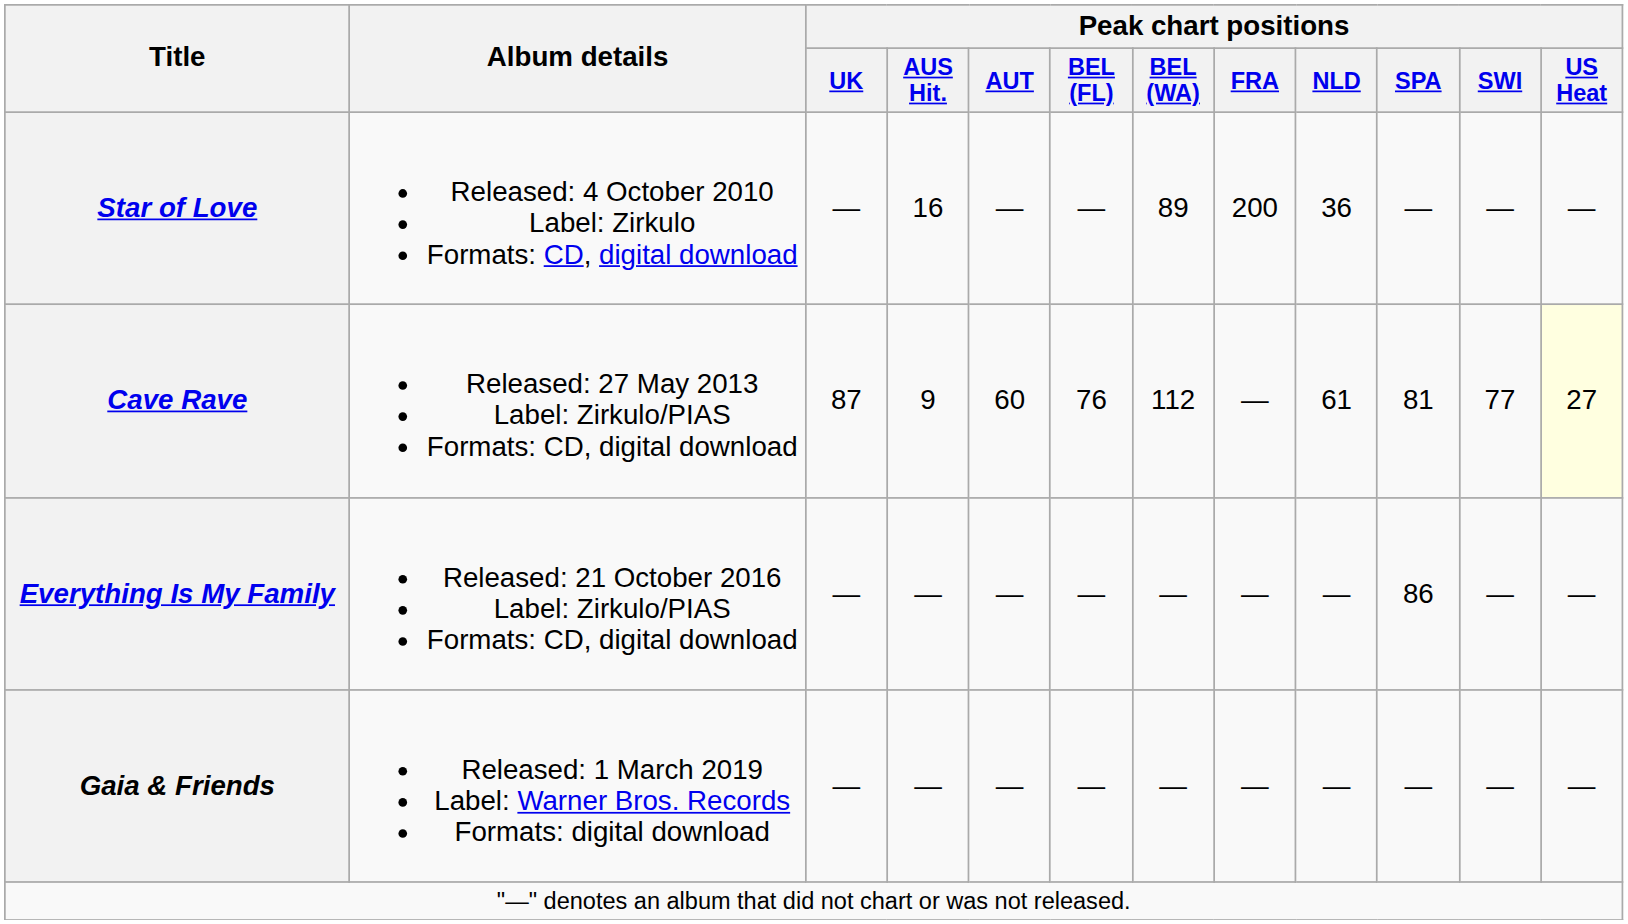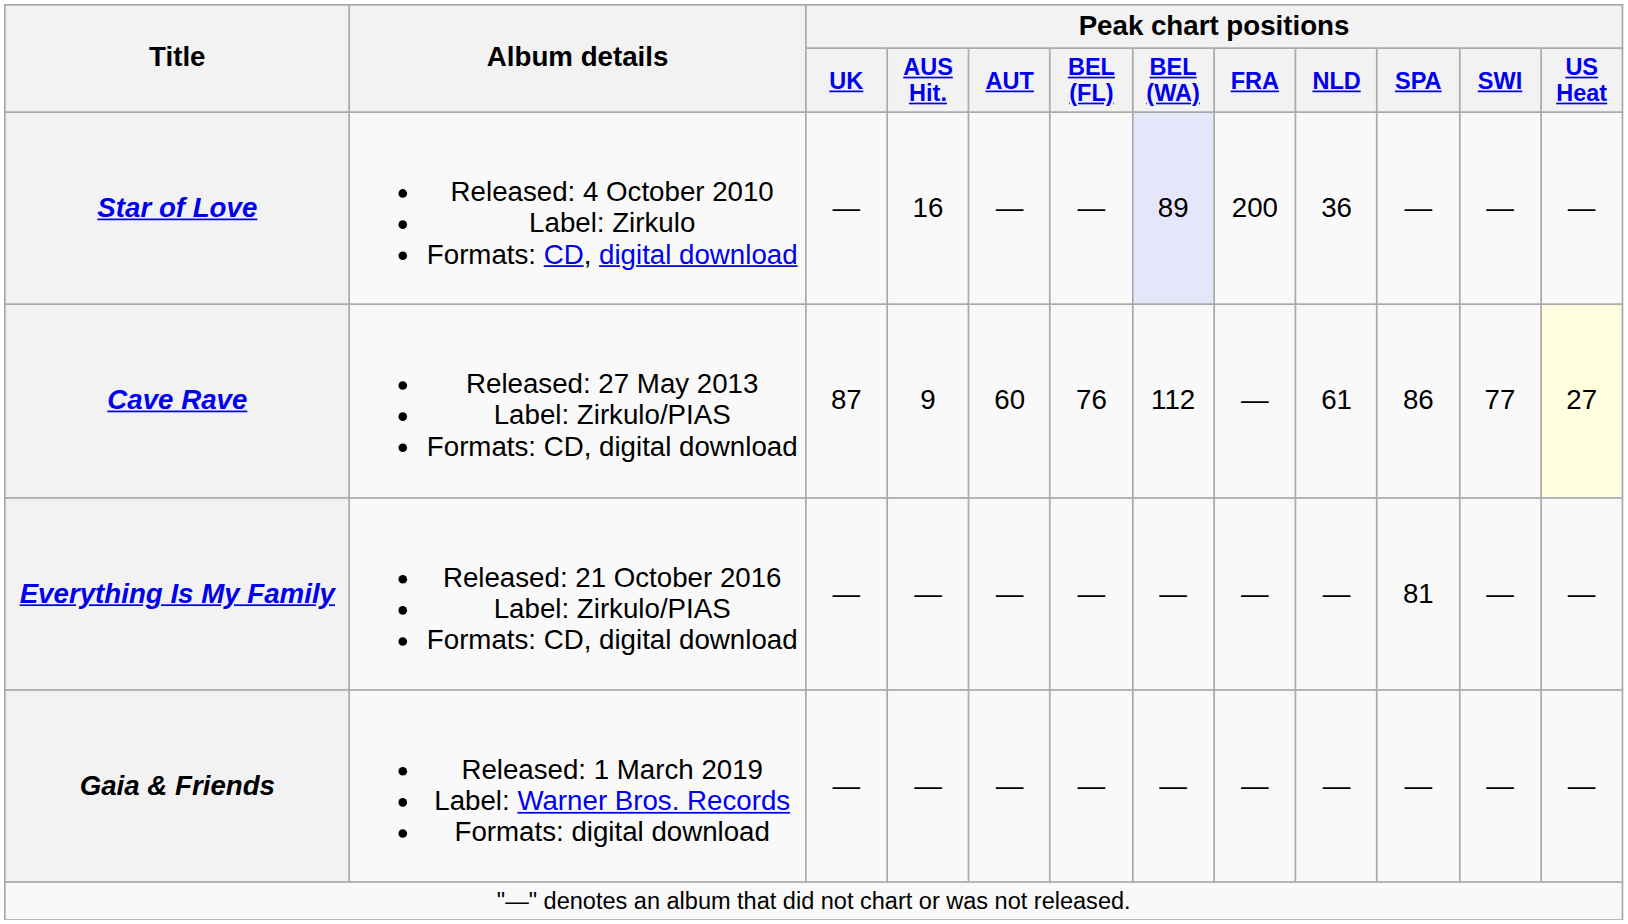(1173, 207) no background -> (1173, 207) lavender background
(1418, 400) 81 -> (1418, 400) 86
(1418, 593) 86 -> (1418, 593) 81
